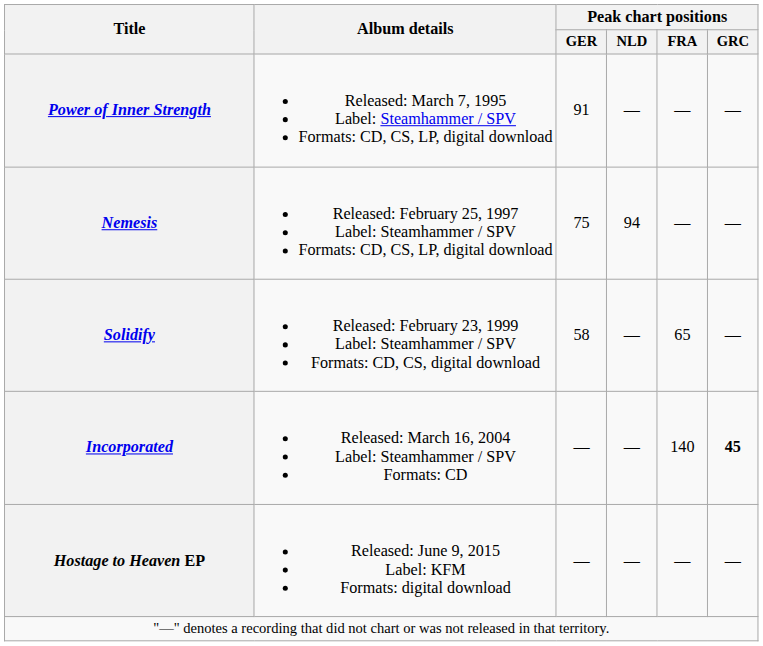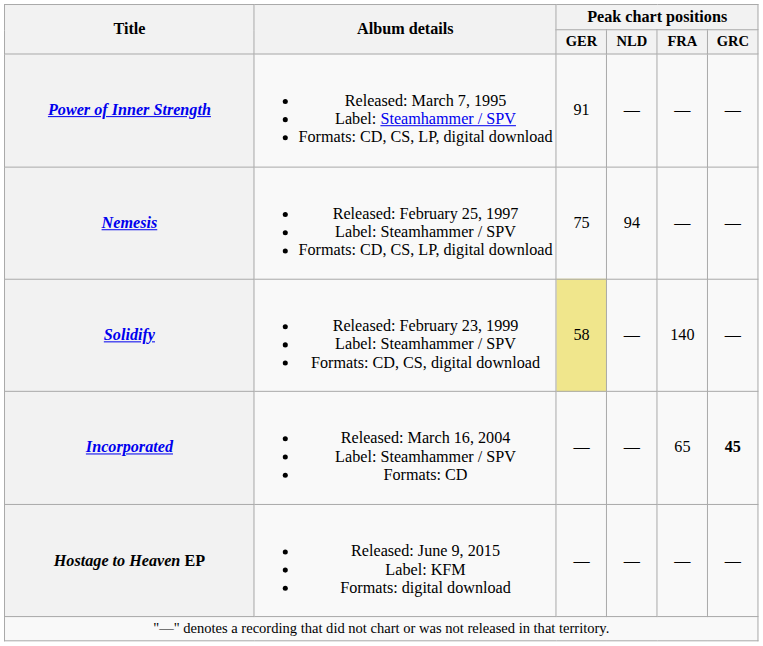(582, 335) no background -> (582, 335) khaki background
(682, 335) 65 -> (682, 335) 140
(682, 447) 140 -> (682, 447) 65
